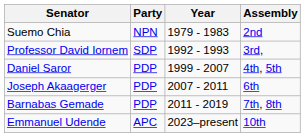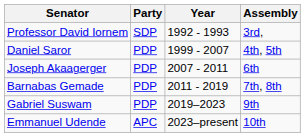- row: (39, 31)
+ row: (49, 104)
